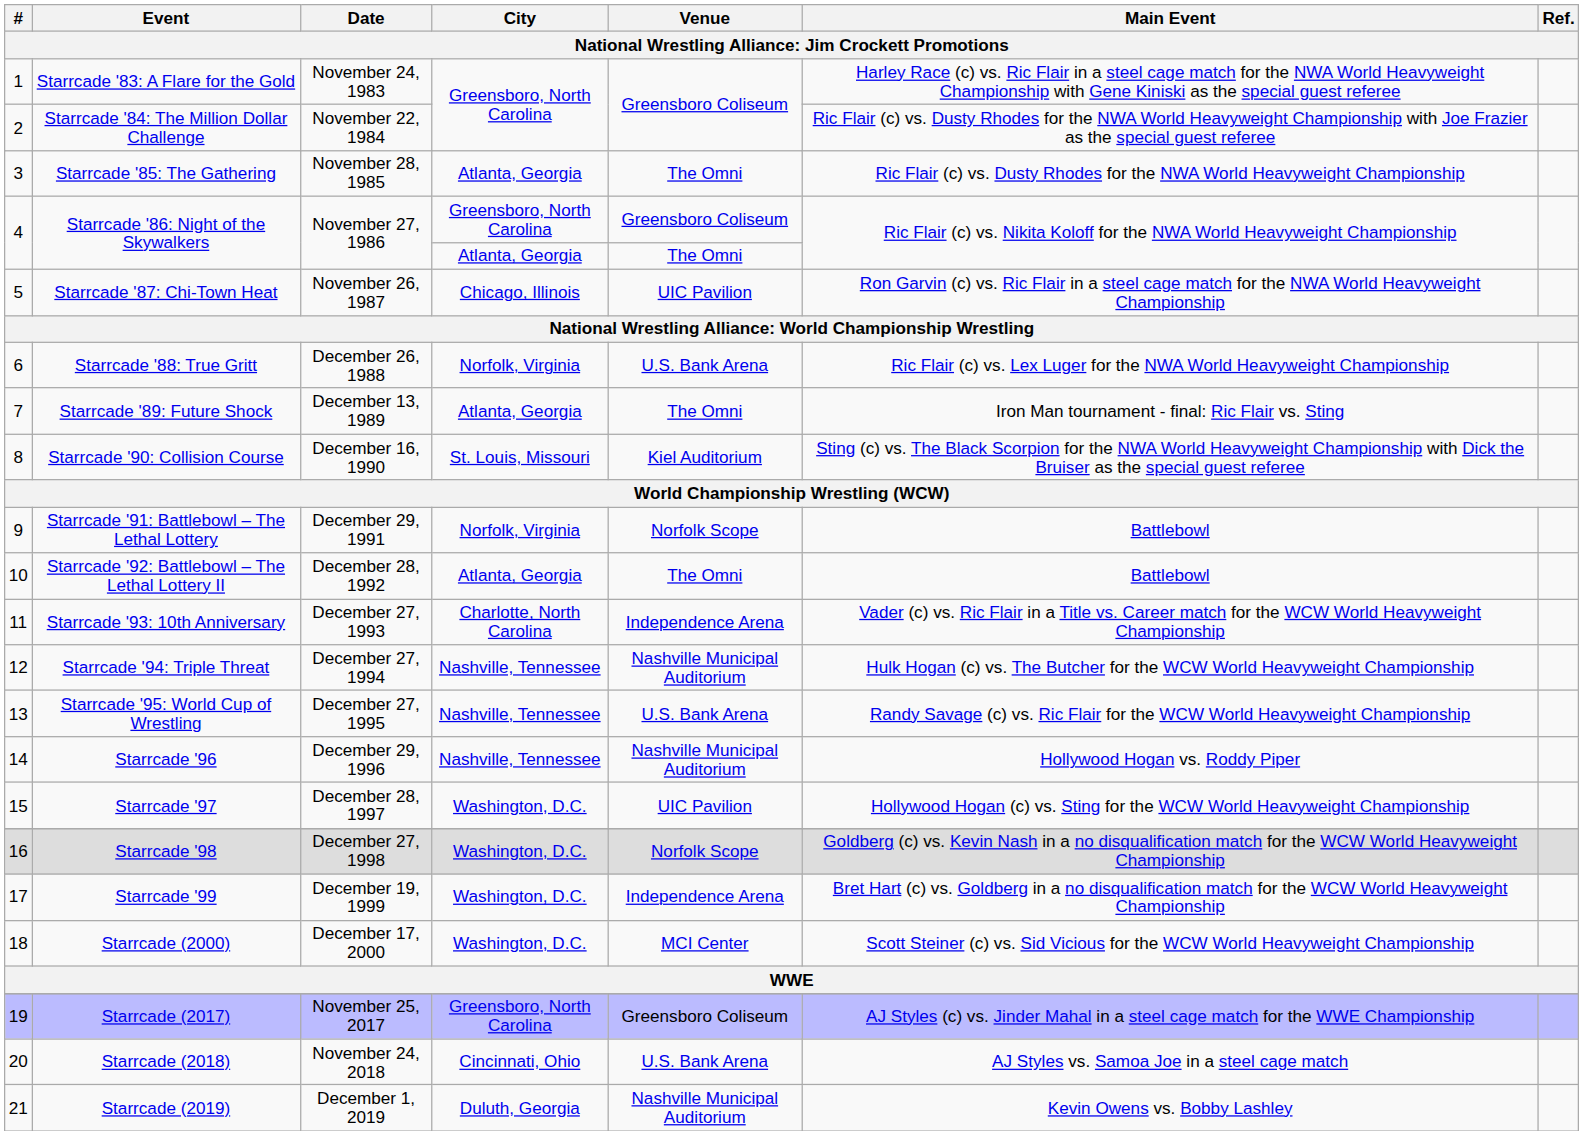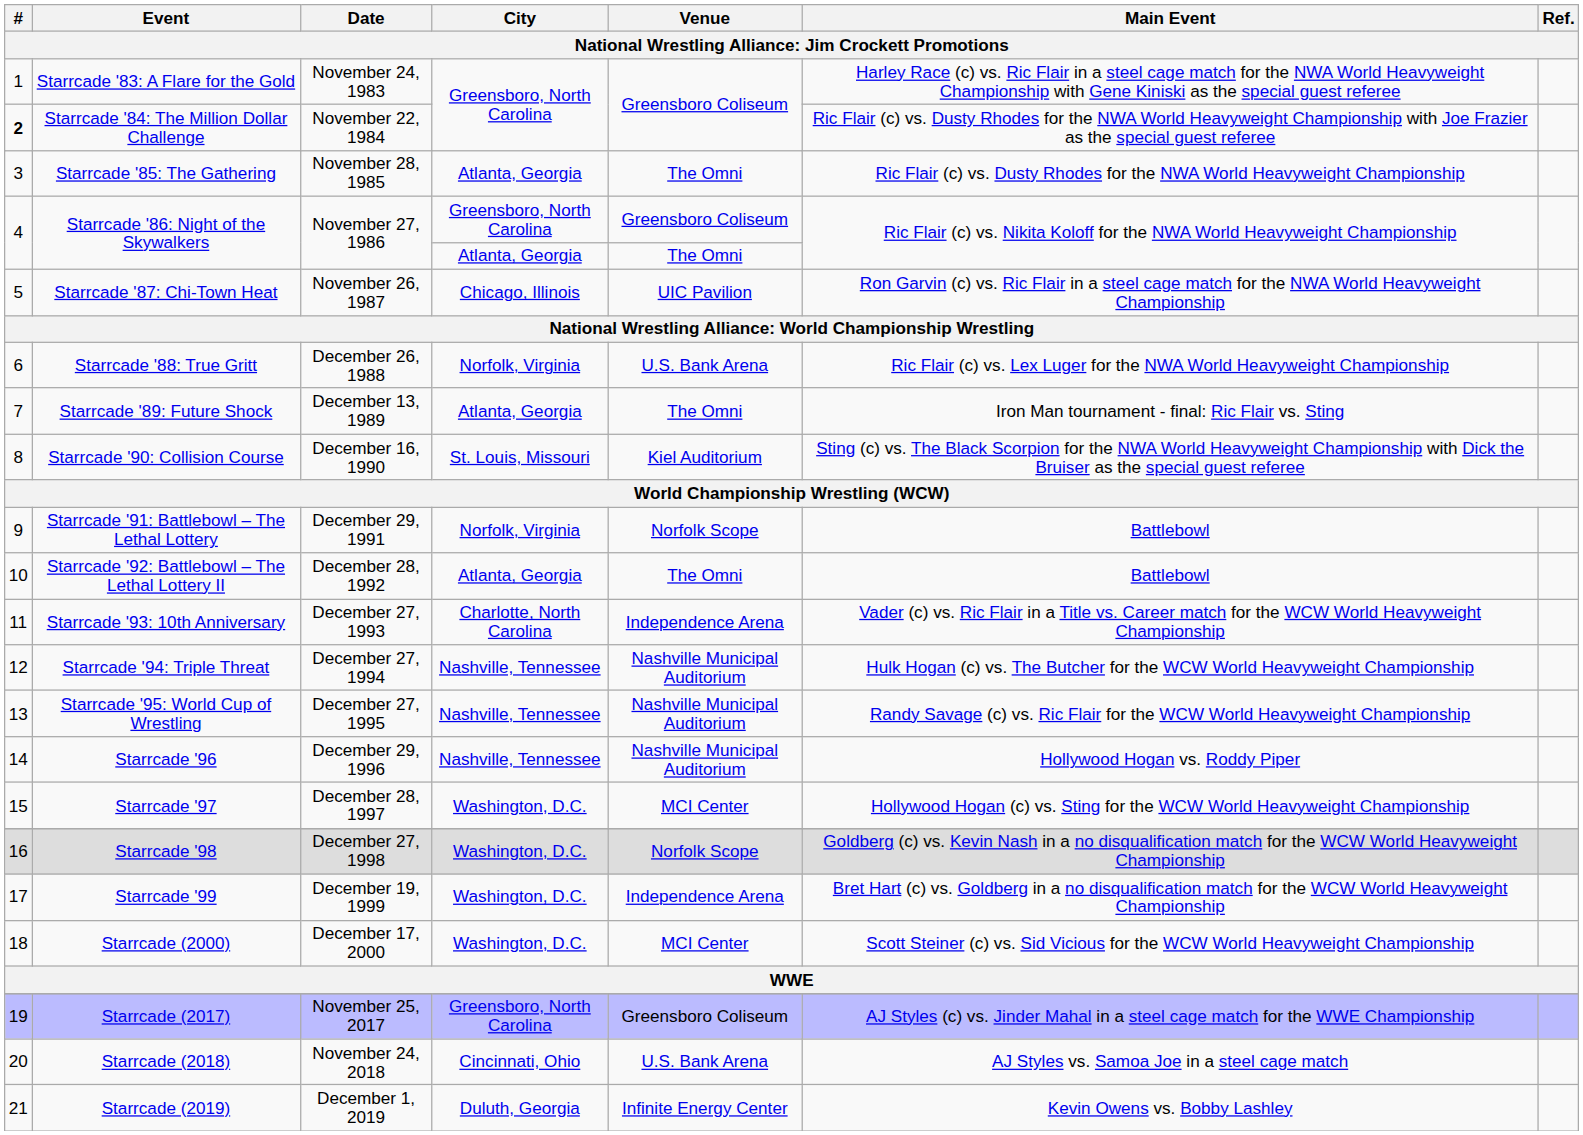(18, 127) normal -> (18, 127) bold
(705, 713) U.S. Bank Arena -> (705, 713) Nashville Municipal Auditorium
(705, 805) UIC Pavilion -> (705, 805) MCI Center
(705, 1107) Nashville Municipal Auditorium -> (705, 1107) Infinite Energy Center
